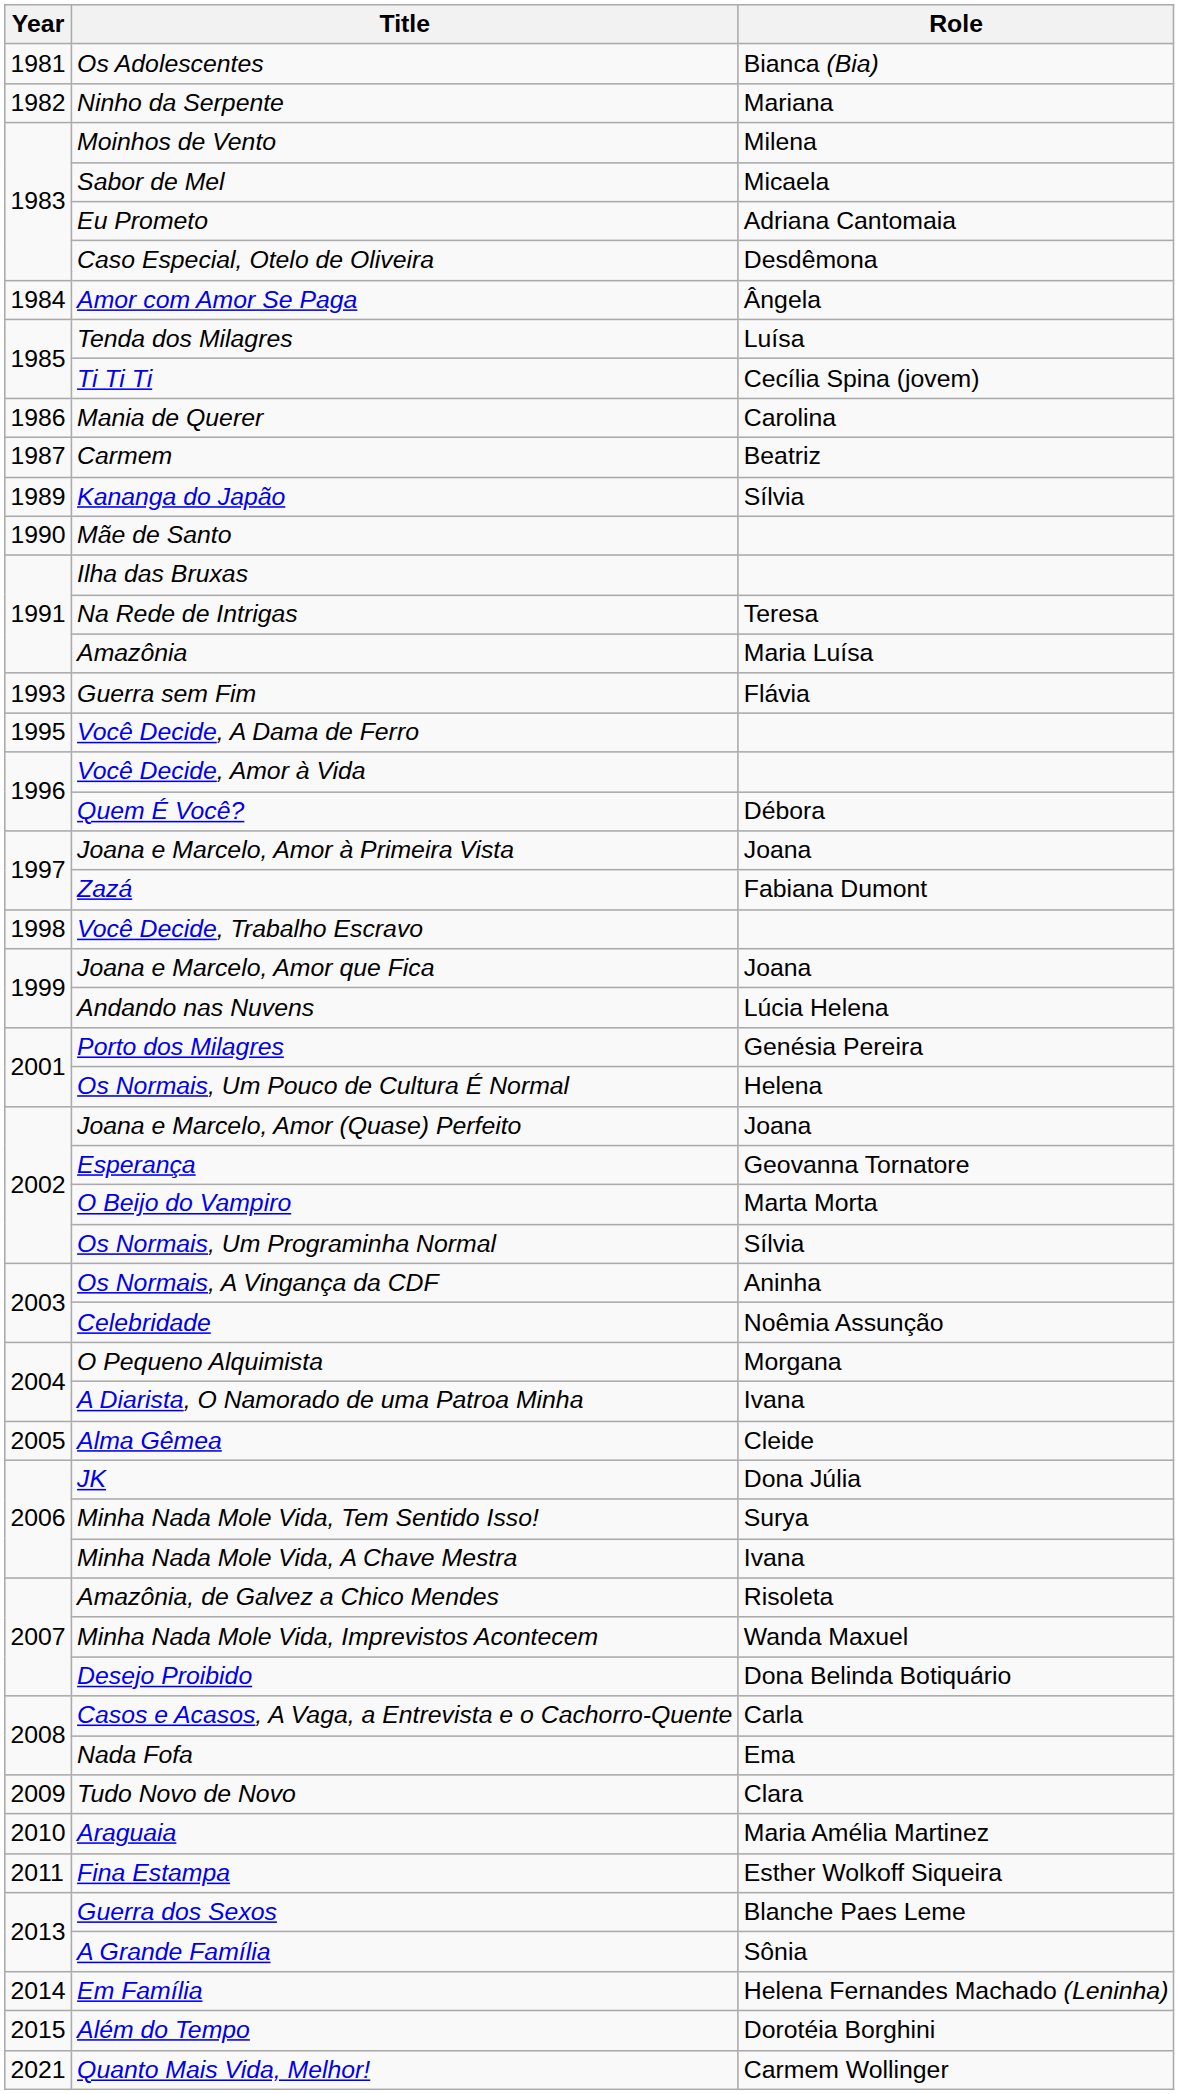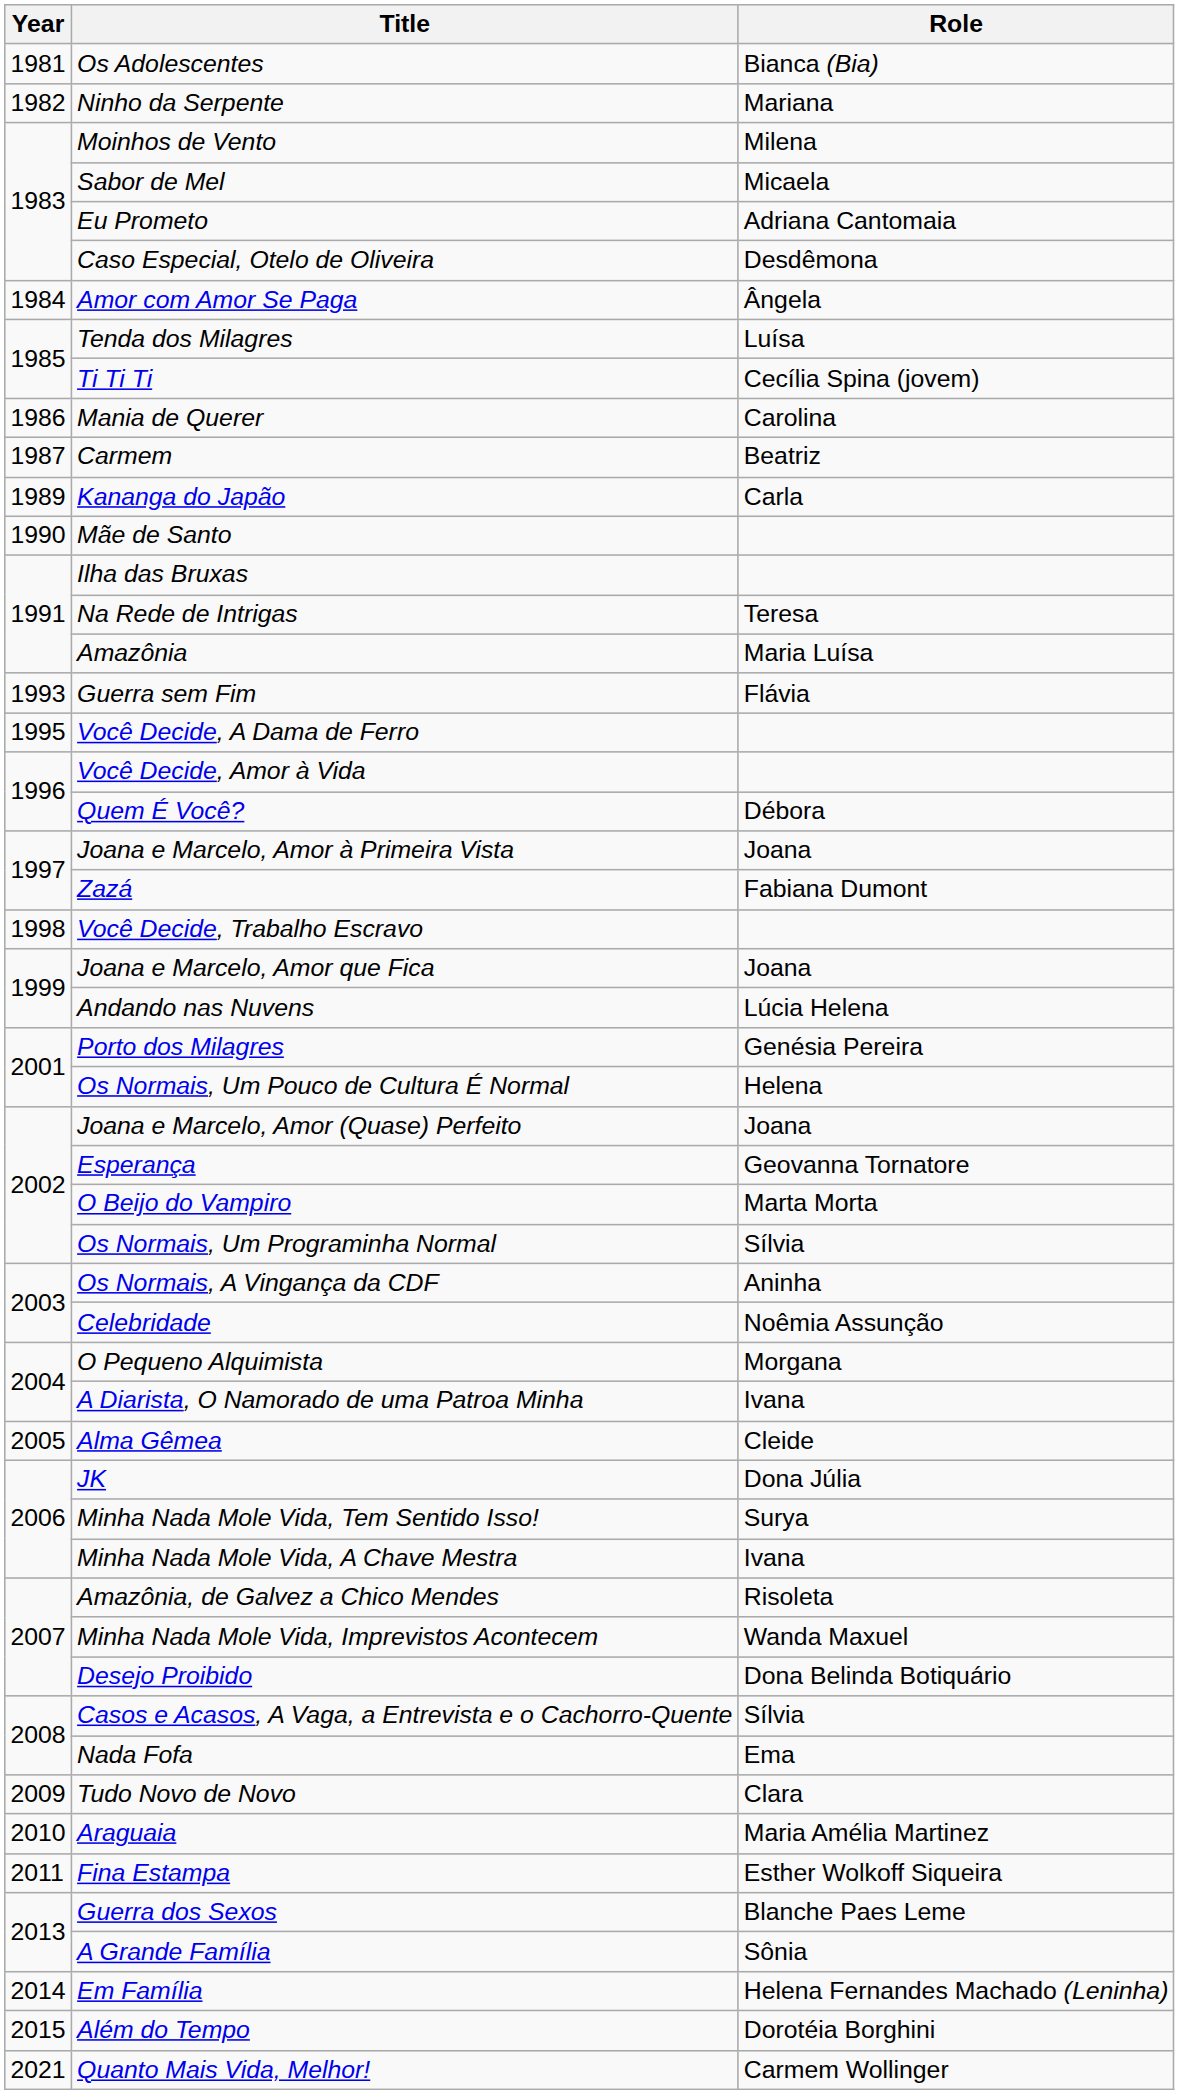(774, 496) Sílvia -> (773, 496) Carla
(773, 1715) Carla -> (774, 1715) Sílvia
